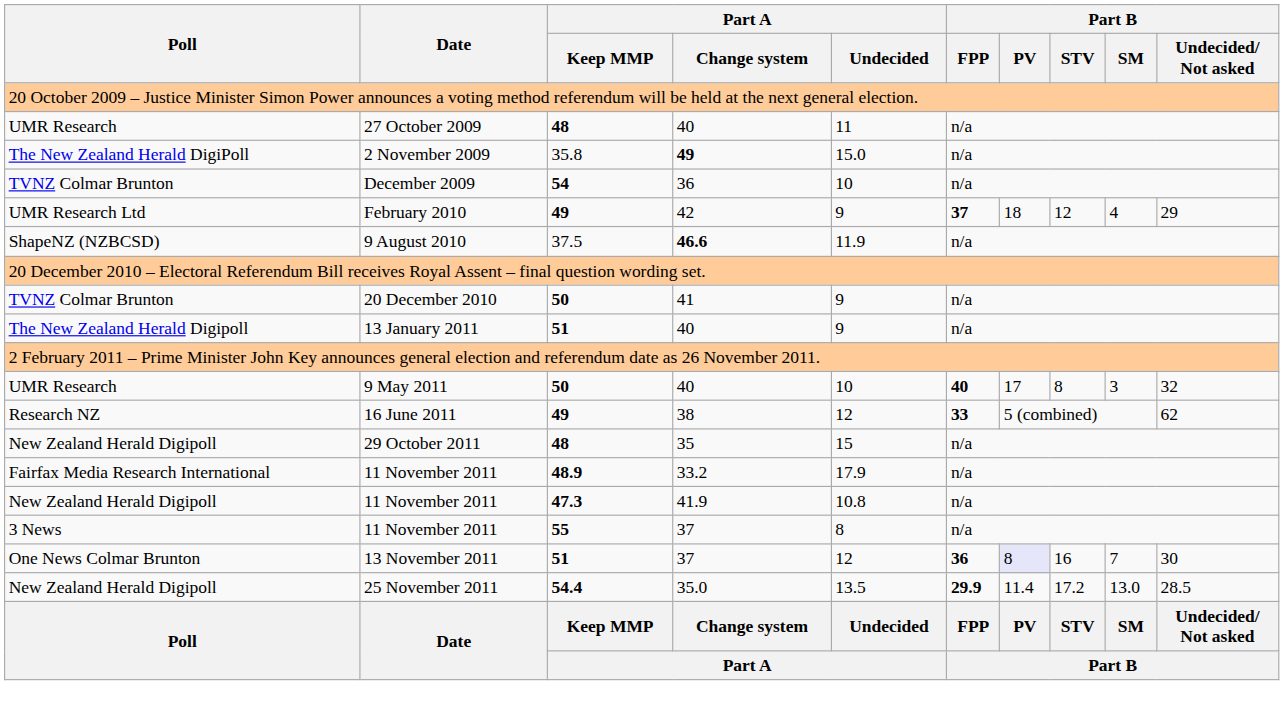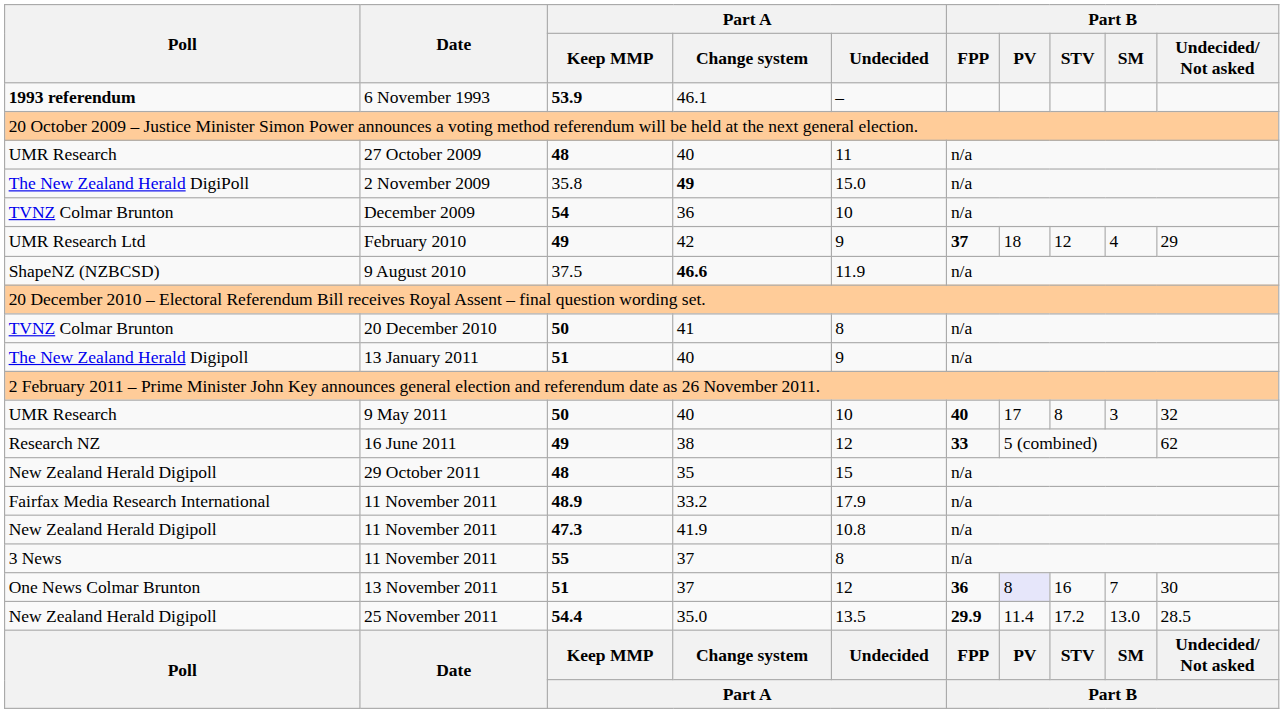+ row: (427, 97)
(840, 299) 9 -> (840, 328) 8
